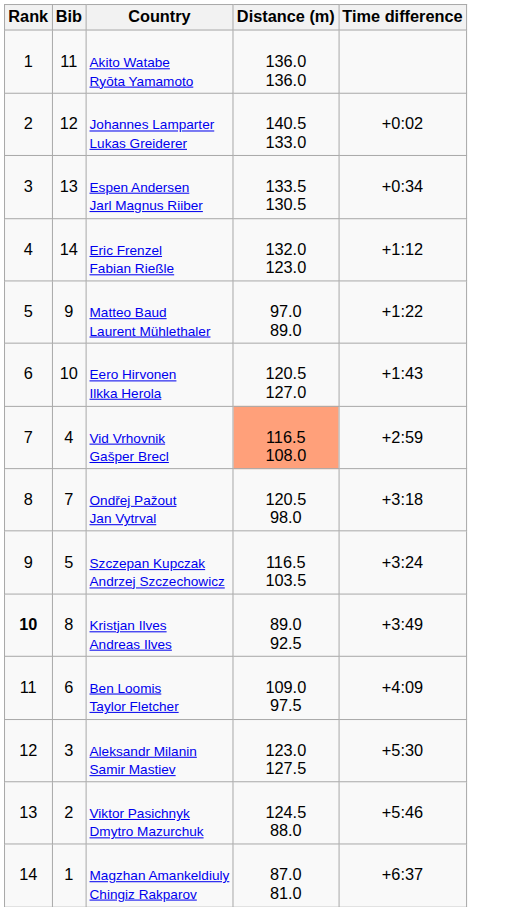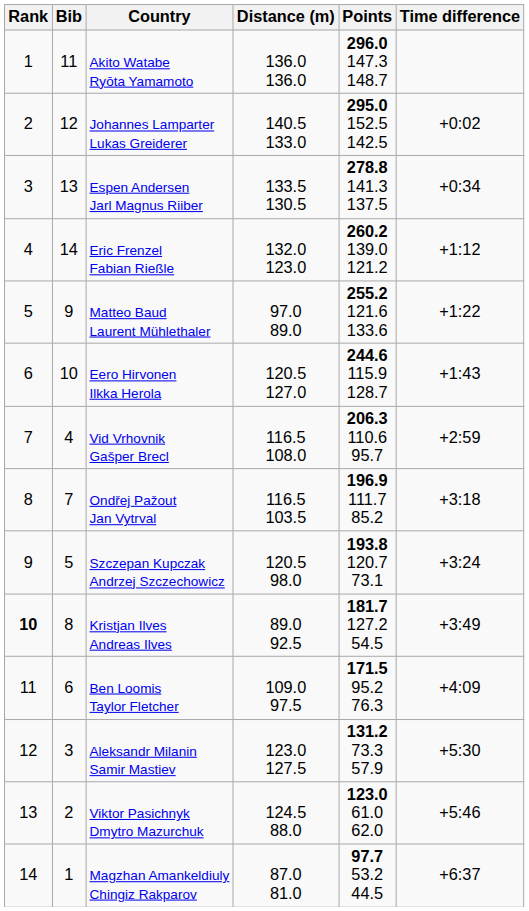+ column: (367, 17)
(286, 446) lightsalmon background -> (286, 446) no background
(286, 509) 120.5 98.0 -> (286, 509) 116.5 103.5
(286, 571) 116.5 103.5 -> (286, 571) 120.5 98.0
